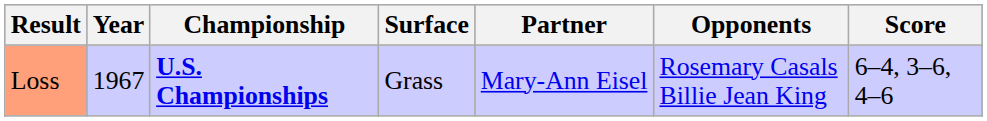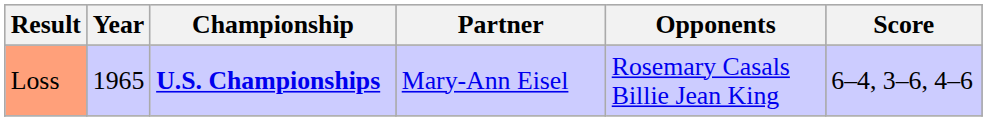- column: (427, 24)
(119, 80) 1967 -> (119, 80) 1965
